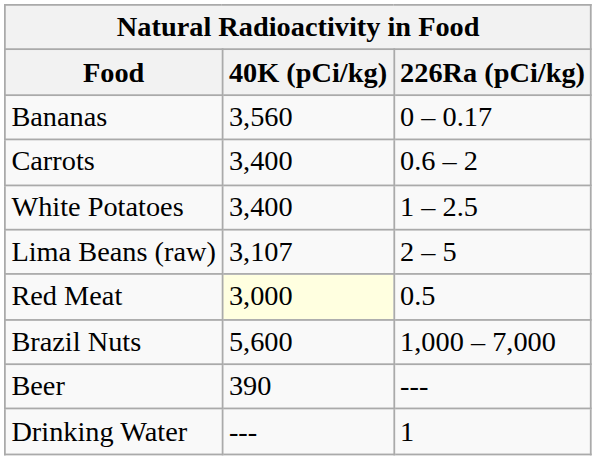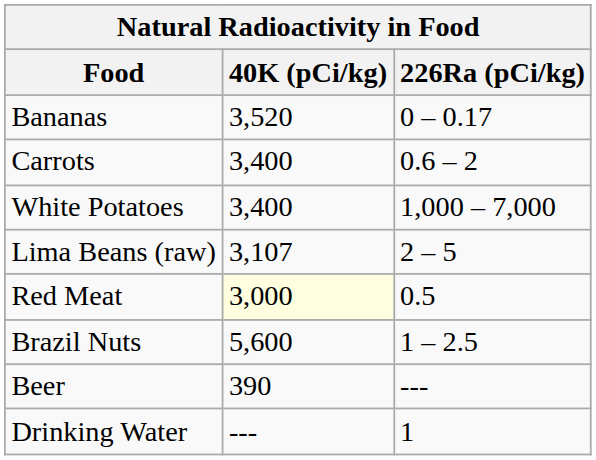(261, 116) 3,560 -> (261, 116) 3,520
(439, 206) 1 – 2.5 -> (478, 206) 1,000 – 7,000
(478, 341) 1,000 – 7,000 -> (439, 341) 1 – 2.5
